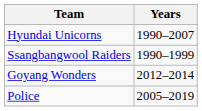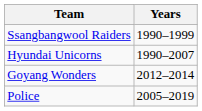rows swapped: (69, 55) <-> (54, 34)
